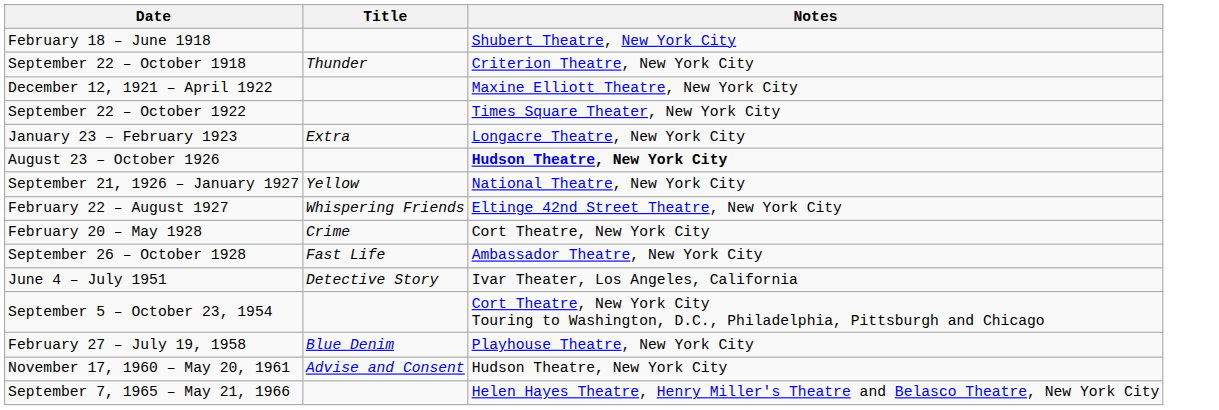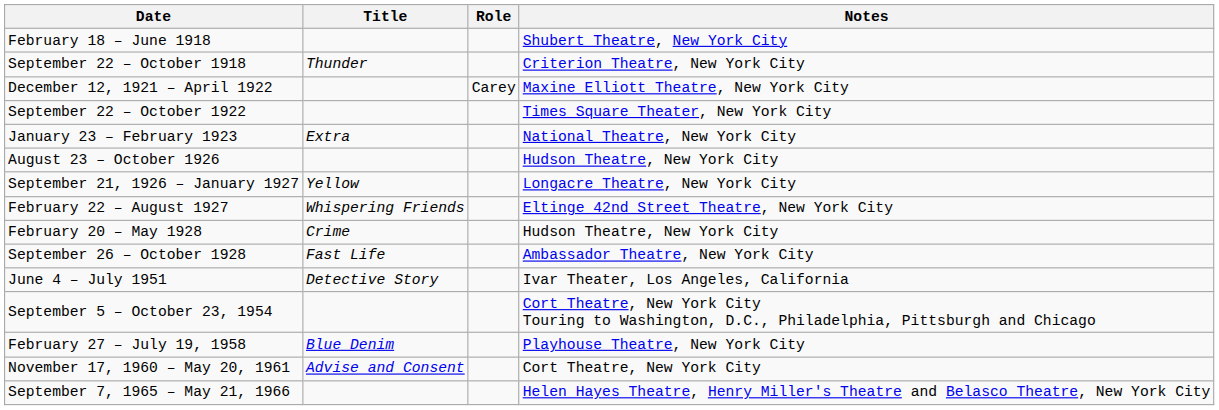+ column: (494, 17)
(608, 136) Longacre Theatre, New York City -> (659, 136) National Theatre, New York City
(599, 160) bold -> (651, 160) normal
(608, 184) National Theatre, New York City -> (659, 184) Longacre Theatre, New York City
(591, 232) Cort Theatre, New York City -> (651, 232) Hudson Theatre, New York City
(599, 369) Hudson Theatre, New York City -> (642, 369) Cort Theatre, New York City
